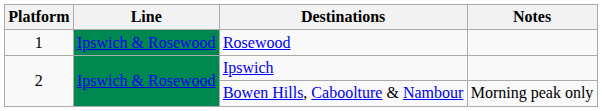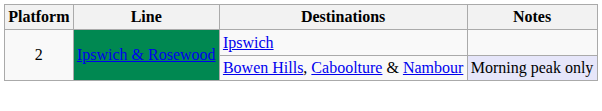- row: (257, 42)
(532, 93) no background -> (532, 67) lavender background
